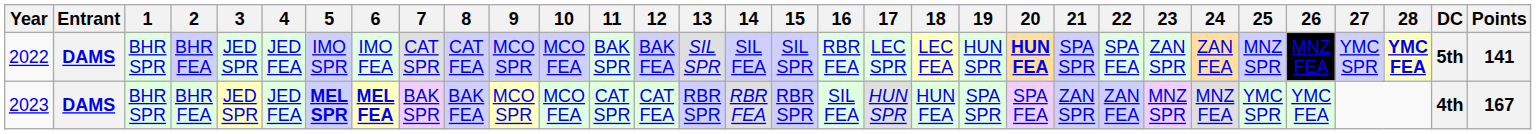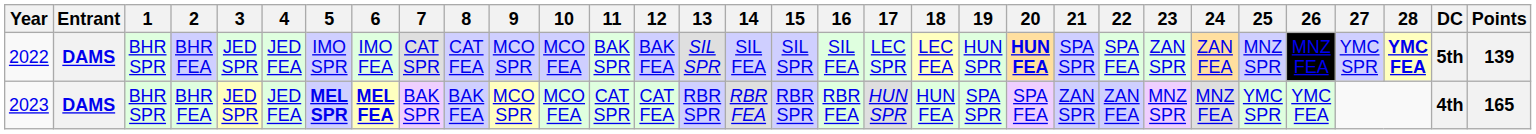(841, 57) RBR FEA -> (841, 57) SIL FEA
(1499, 57) 141 -> (1499, 57) 139
(841, 105) SIL FEA -> (841, 105) RBR FEA
(1499, 105) 167 -> (1499, 105) 165
